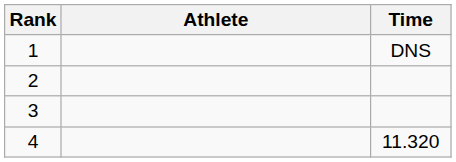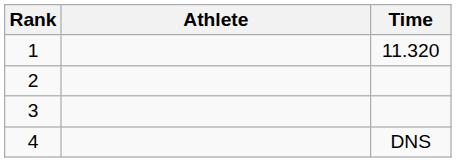(411, 50) DNS -> (411, 50) 11.320
(411, 141) 11.320 -> (411, 141) DNS
